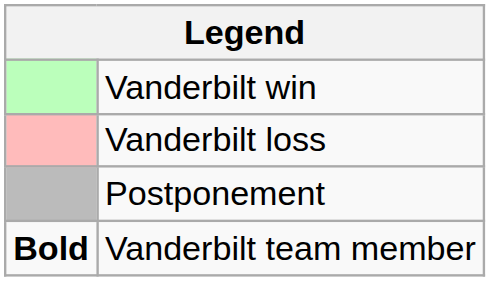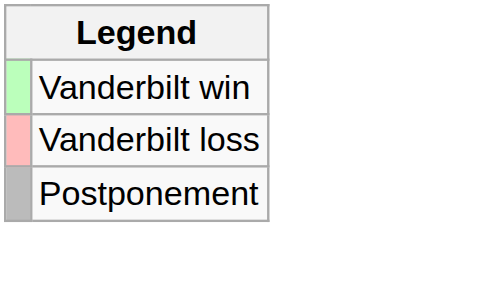- row: (290, 248)
